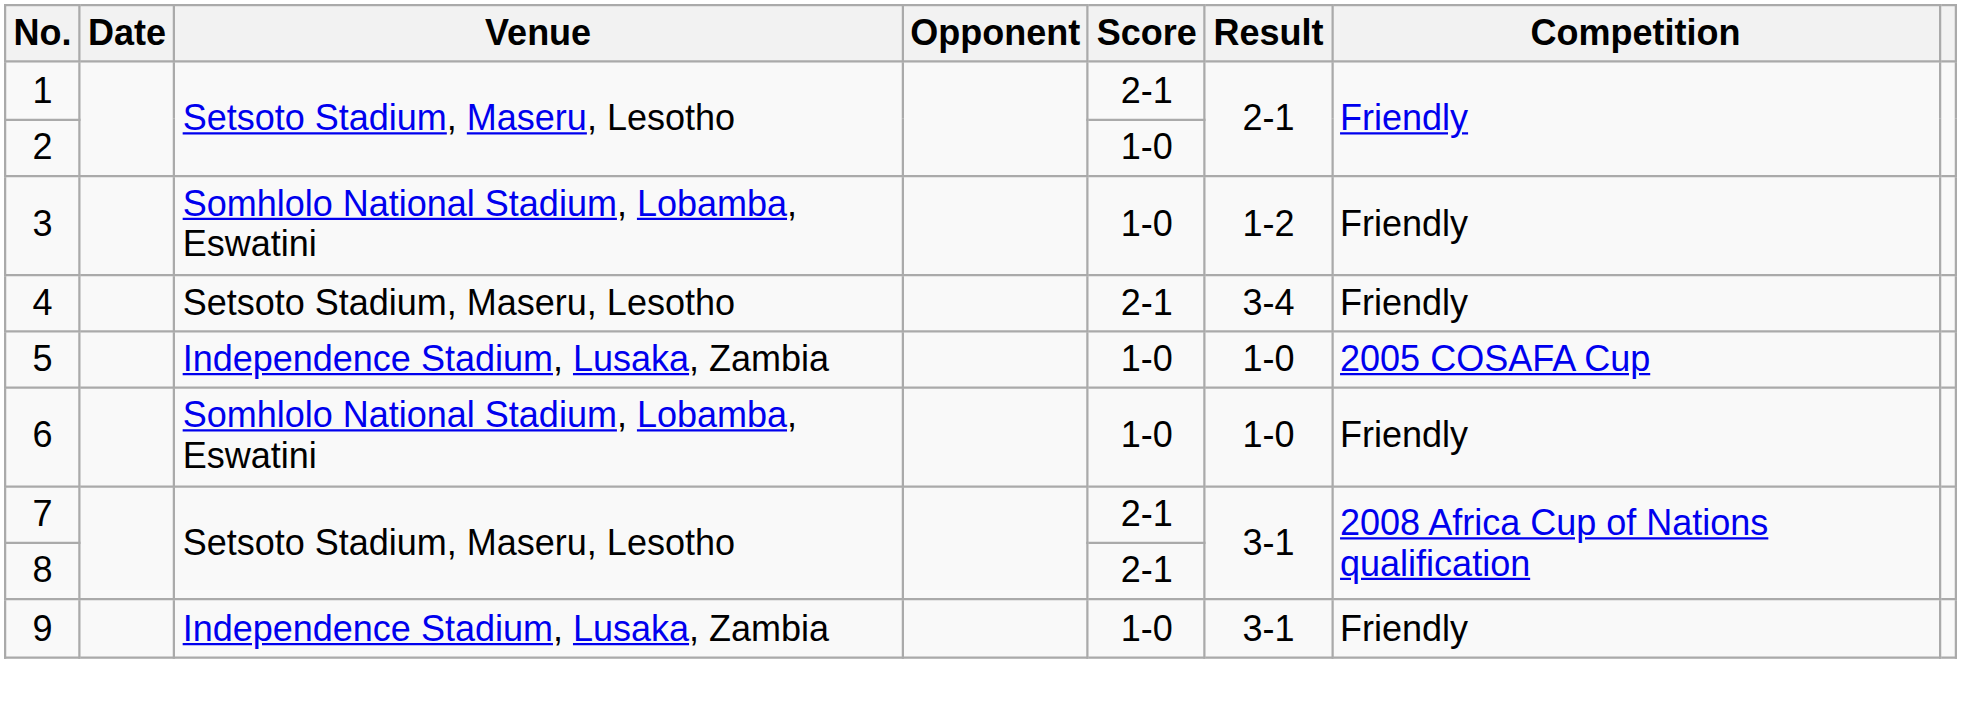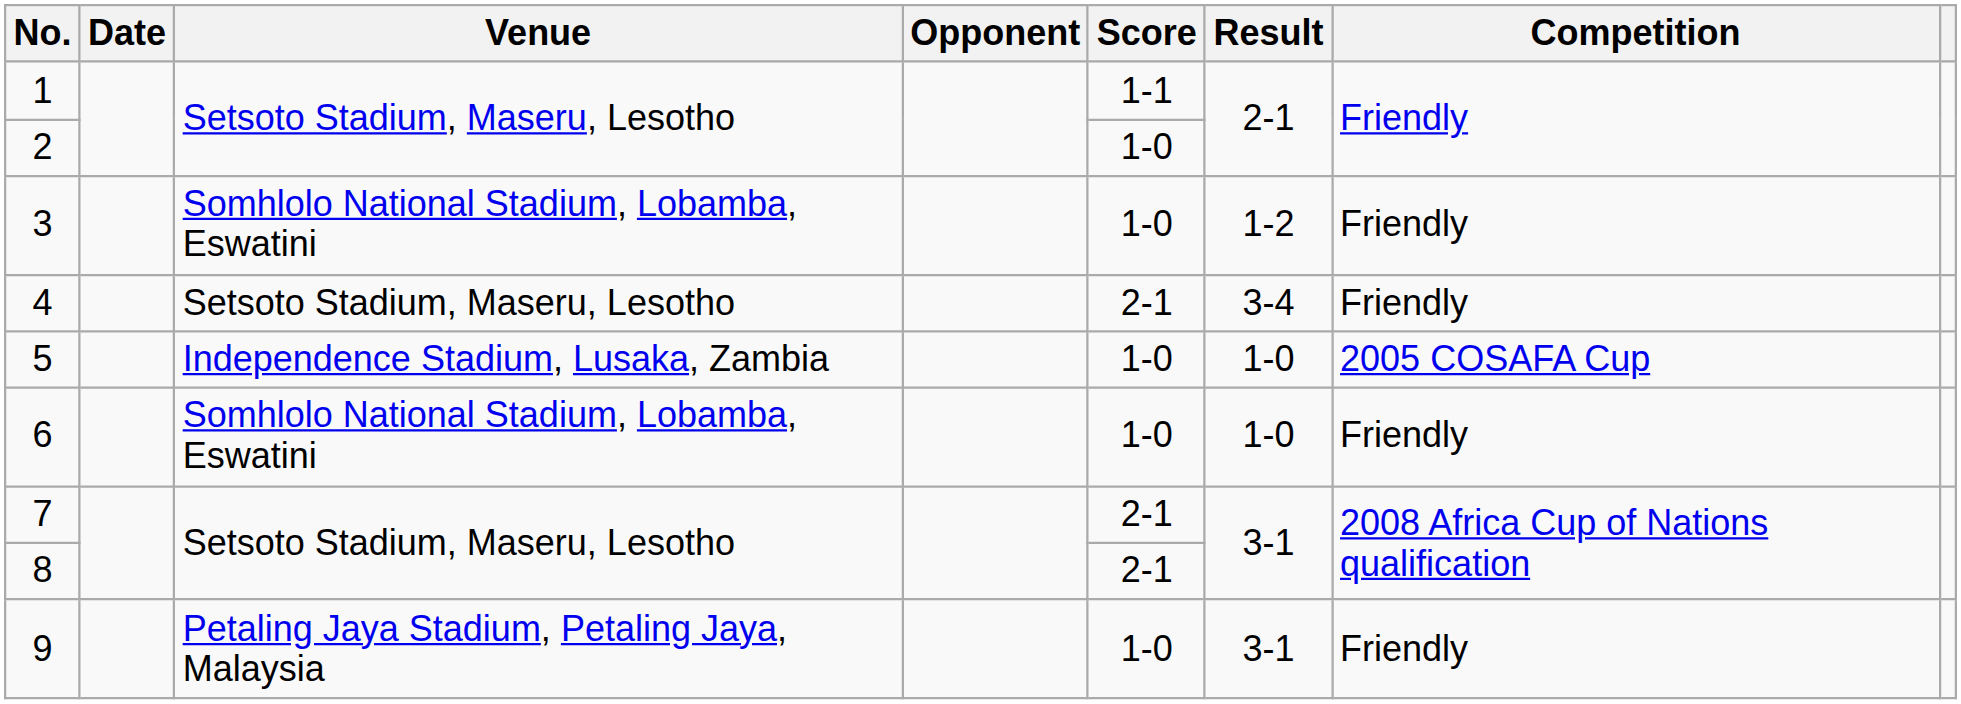(1147, 90) 2-1 -> (1147, 90) 1-1
(506, 627) Independence Stadium, Lusaka, Zambia -> (485, 648) Petaling Jaya Stadium, Petaling Jaya, Malaysia
